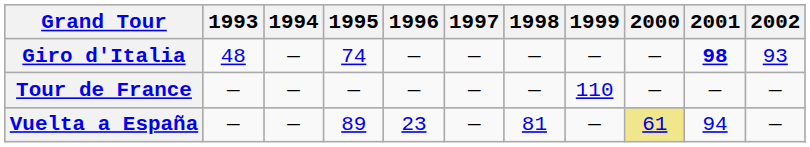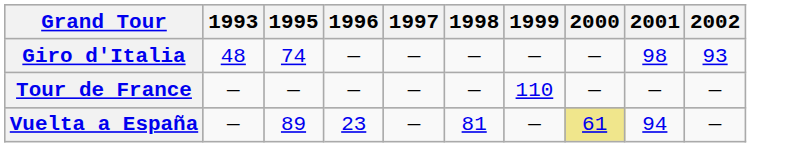- column: (294, 22)
(715, 56) bold -> (655, 56) normal
